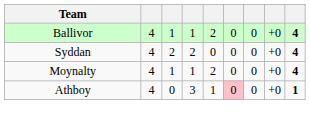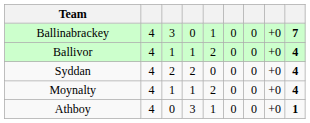+ row: (73, 33)
(234, 90) pink background -> (234, 109) no background
